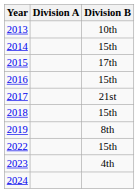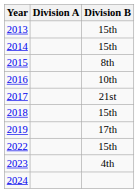(108, 29) 10th -> (108, 29) 15th
(108, 63) 17th -> (108, 63) 8th
(108, 79) 15th -> (108, 79) 10th
(108, 130) 8th -> (108, 130) 17th
